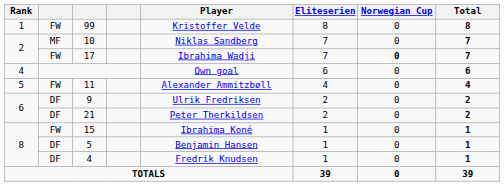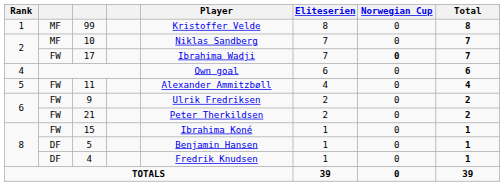(55, 27) FW -> (55, 27) MF
(55, 101) DF -> (55, 101) FW
(55, 115) DF -> (55, 115) FW
